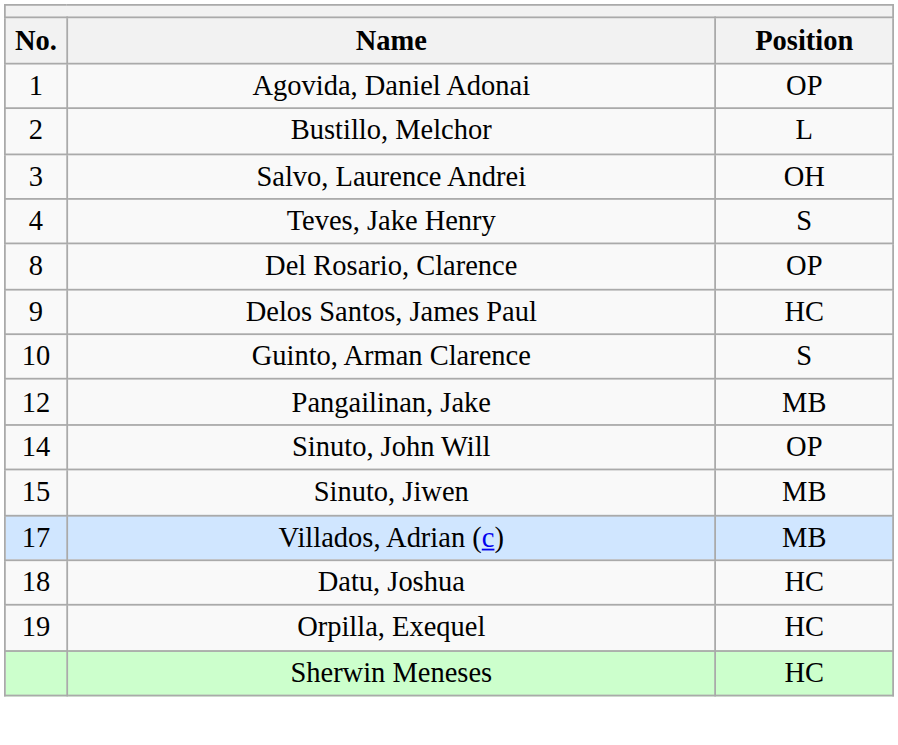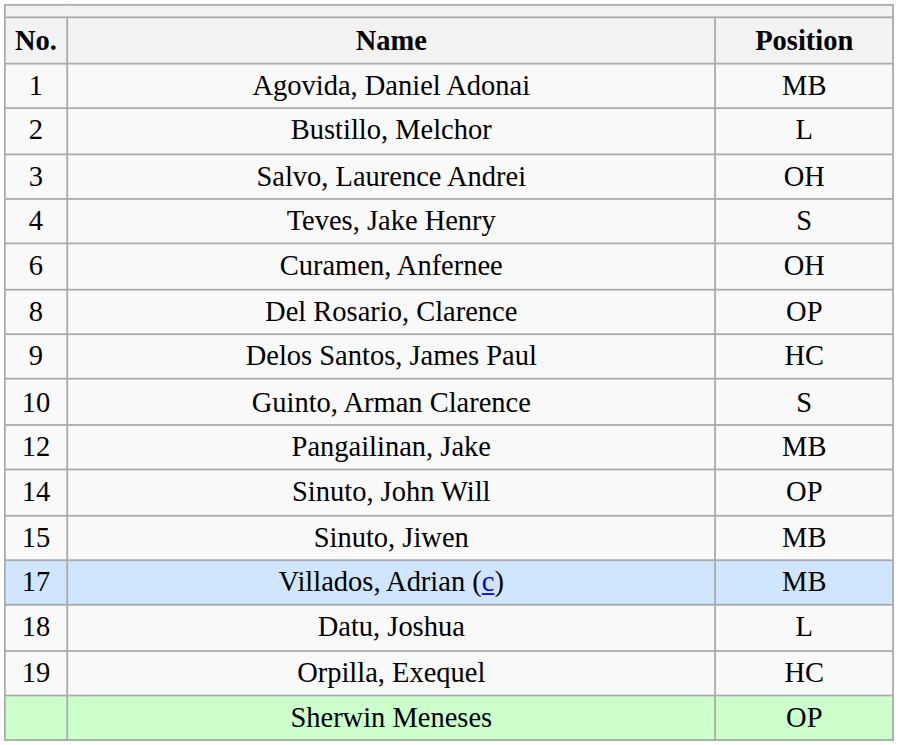(804, 85) OP -> (804, 85) MB
+ row: (391, 266)
(804, 582) HC -> (804, 627) L
(804, 672) HC -> (804, 717) OP
